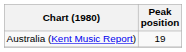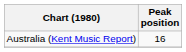(160, 39) 19 -> (160, 39) 16
